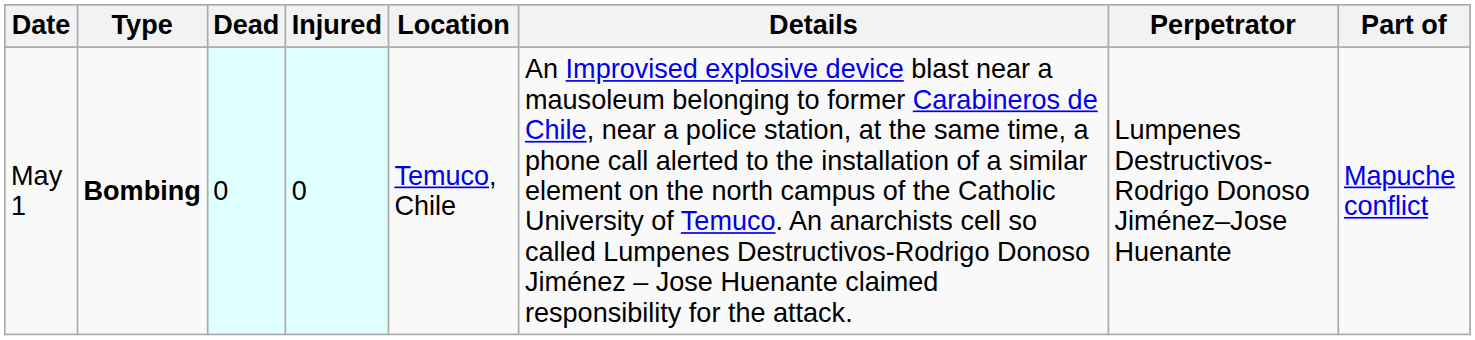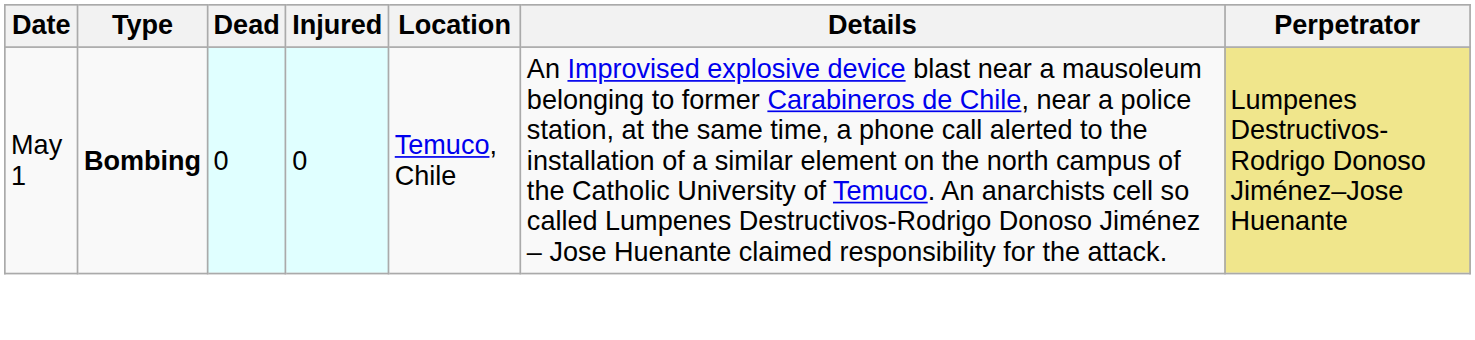- column: (1404, 25)
(1212, 190) no background -> (1328, 160) khaki background
